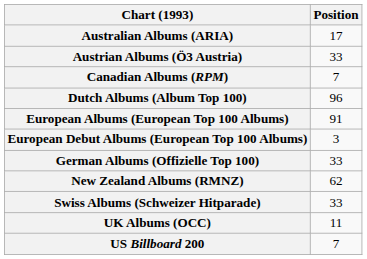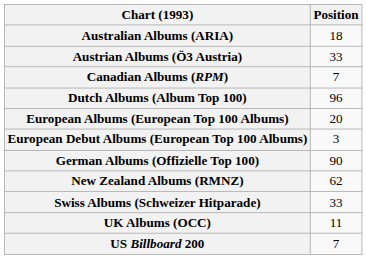(336, 35) 17 -> (336, 35) 18
(336, 118) 91 -> (336, 118) 20
(336, 160) 33 -> (336, 160) 90
